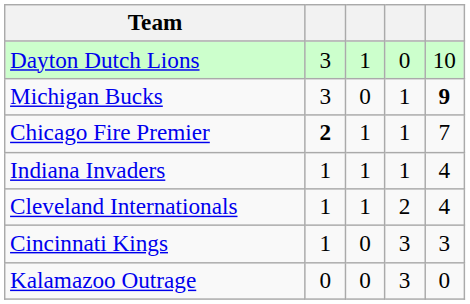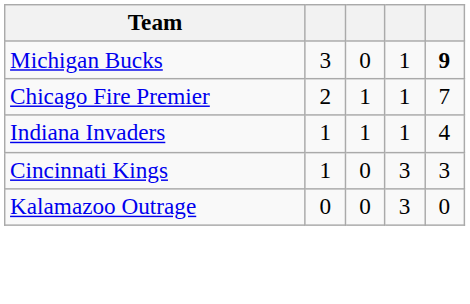- row: (105, 59)
(325, 133) bold -> (325, 96) normal
- row: (124, 206)
